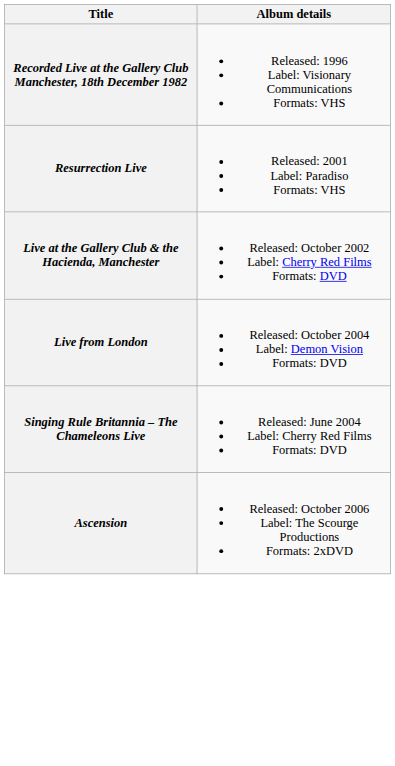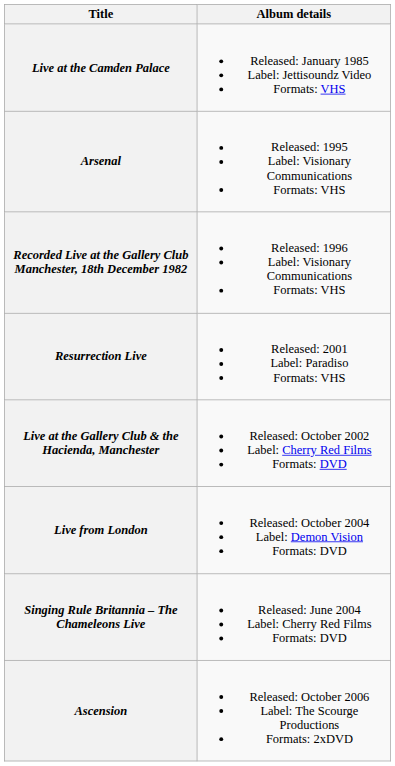+ row: (101, 67)
+ row: (101, 161)
